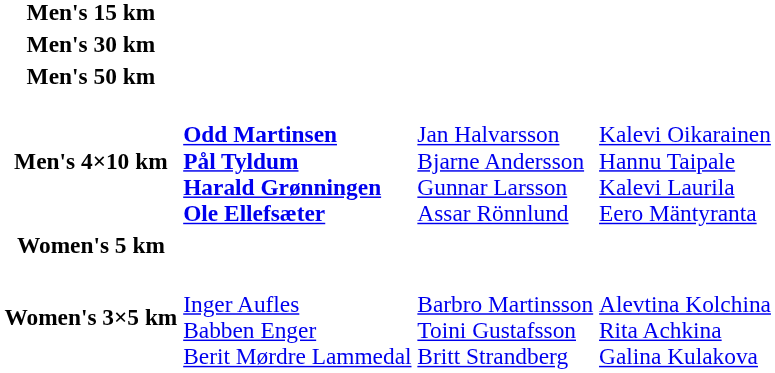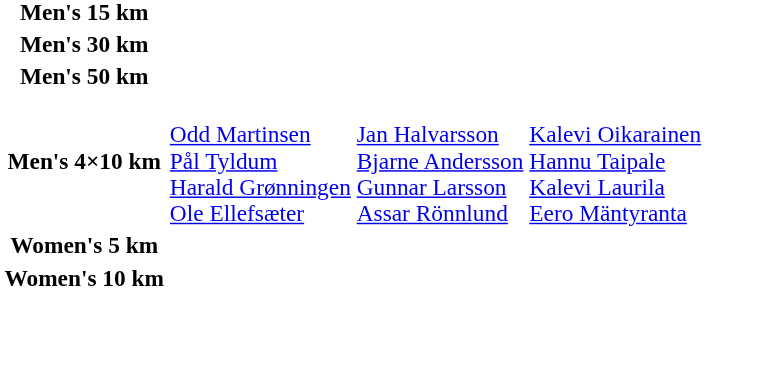(282, 174) bold -> (260, 174) normal
+ row: (84, 278)
- row: (91, 317)
